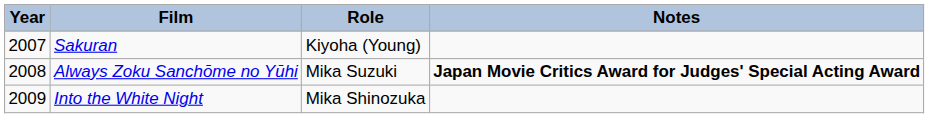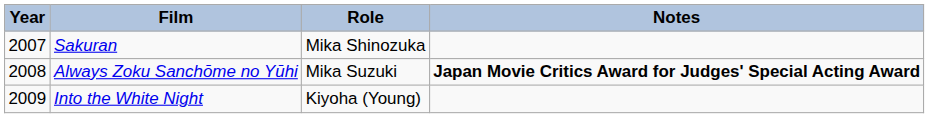(363, 44) Kiyoha (Young) -> (366, 44) Mika Shinozuka
(366, 98) Mika Shinozuka -> (363, 98) Kiyoha (Young)
